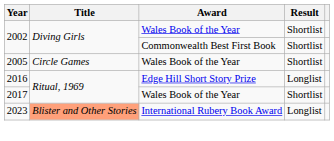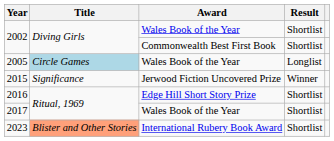(61, 62) no background -> (61, 62) lightblue background
(305, 62) Shortlist -> (304, 62) Longlist
+ row: (17, 78)
(304, 78) Longlist -> (305, 95) Shortlist
(304, 111) Longlist -> (305, 128) Shortlist
